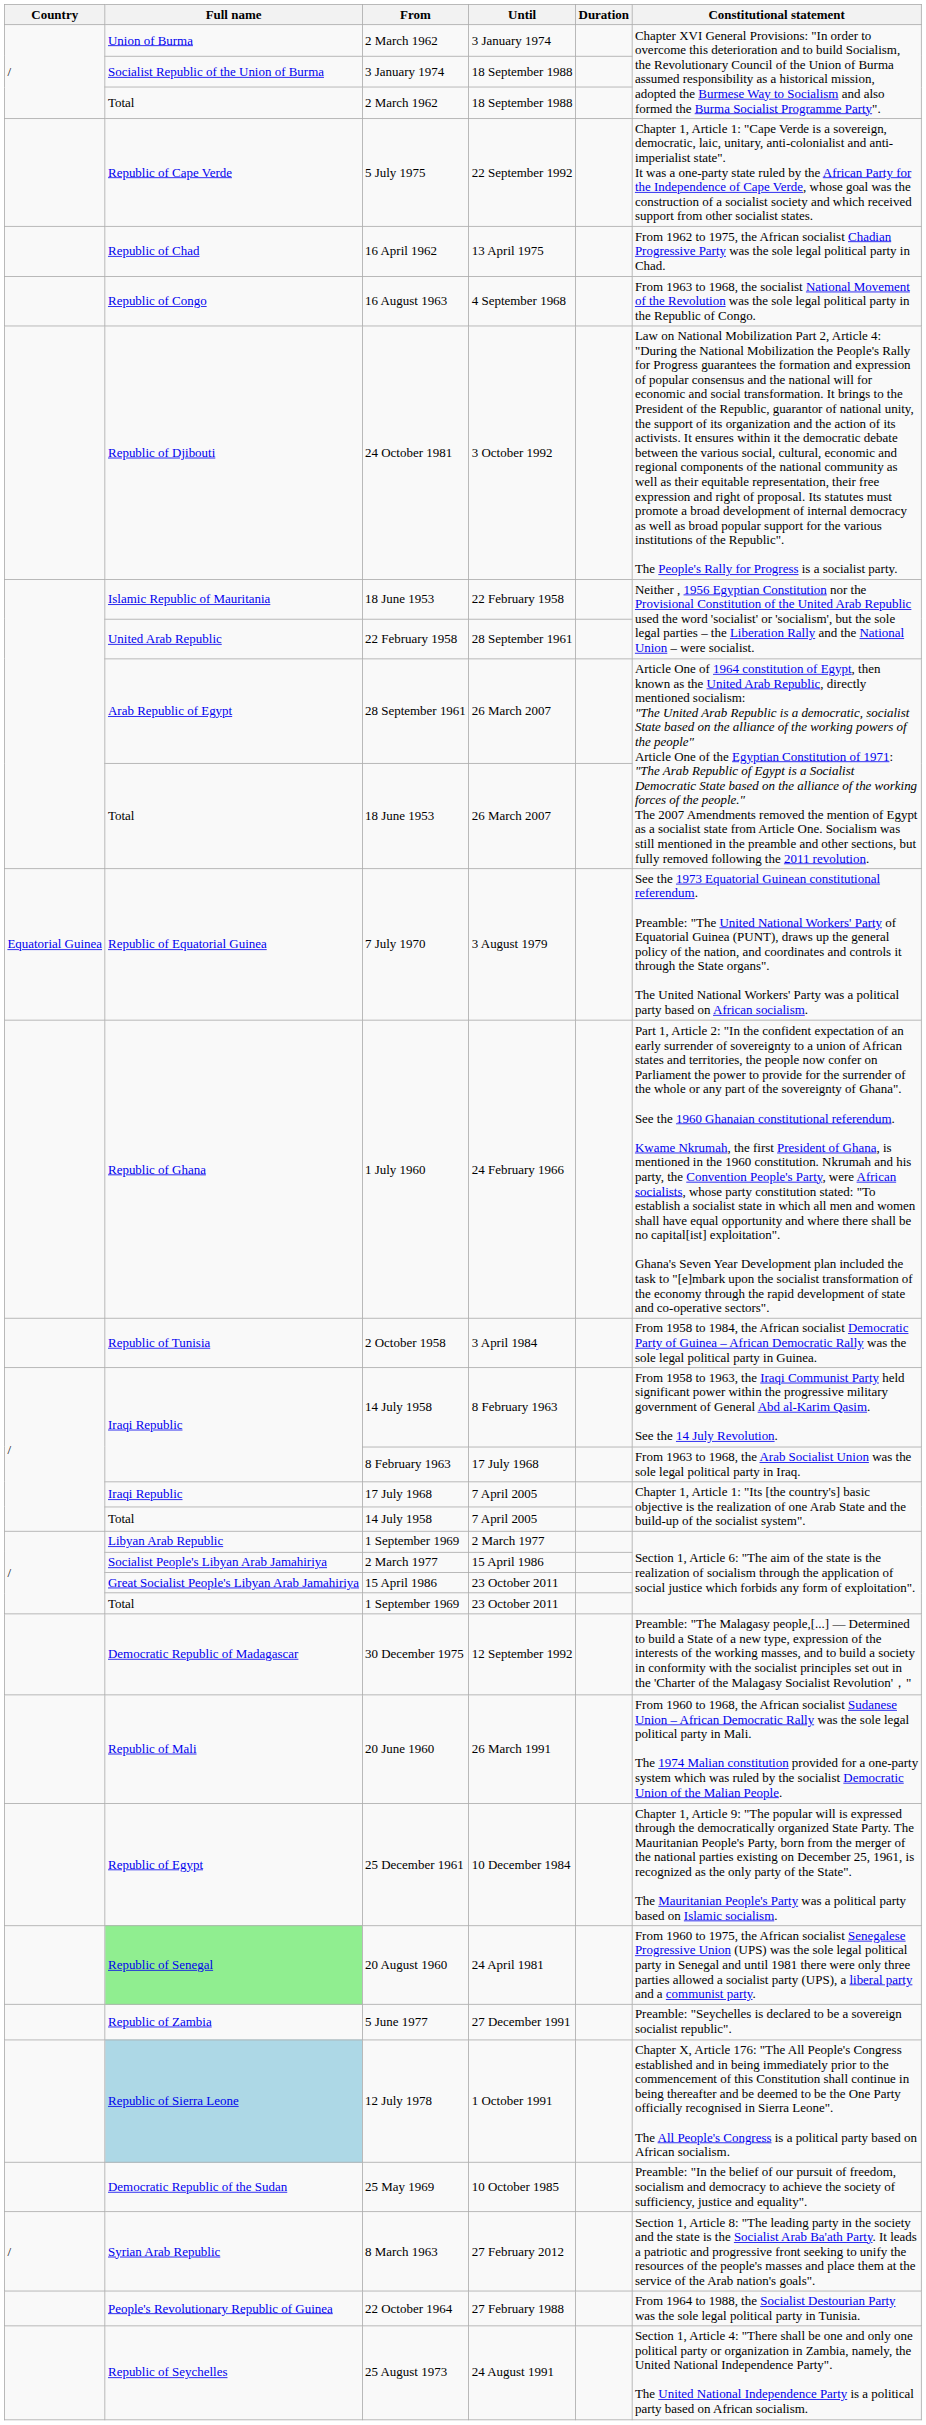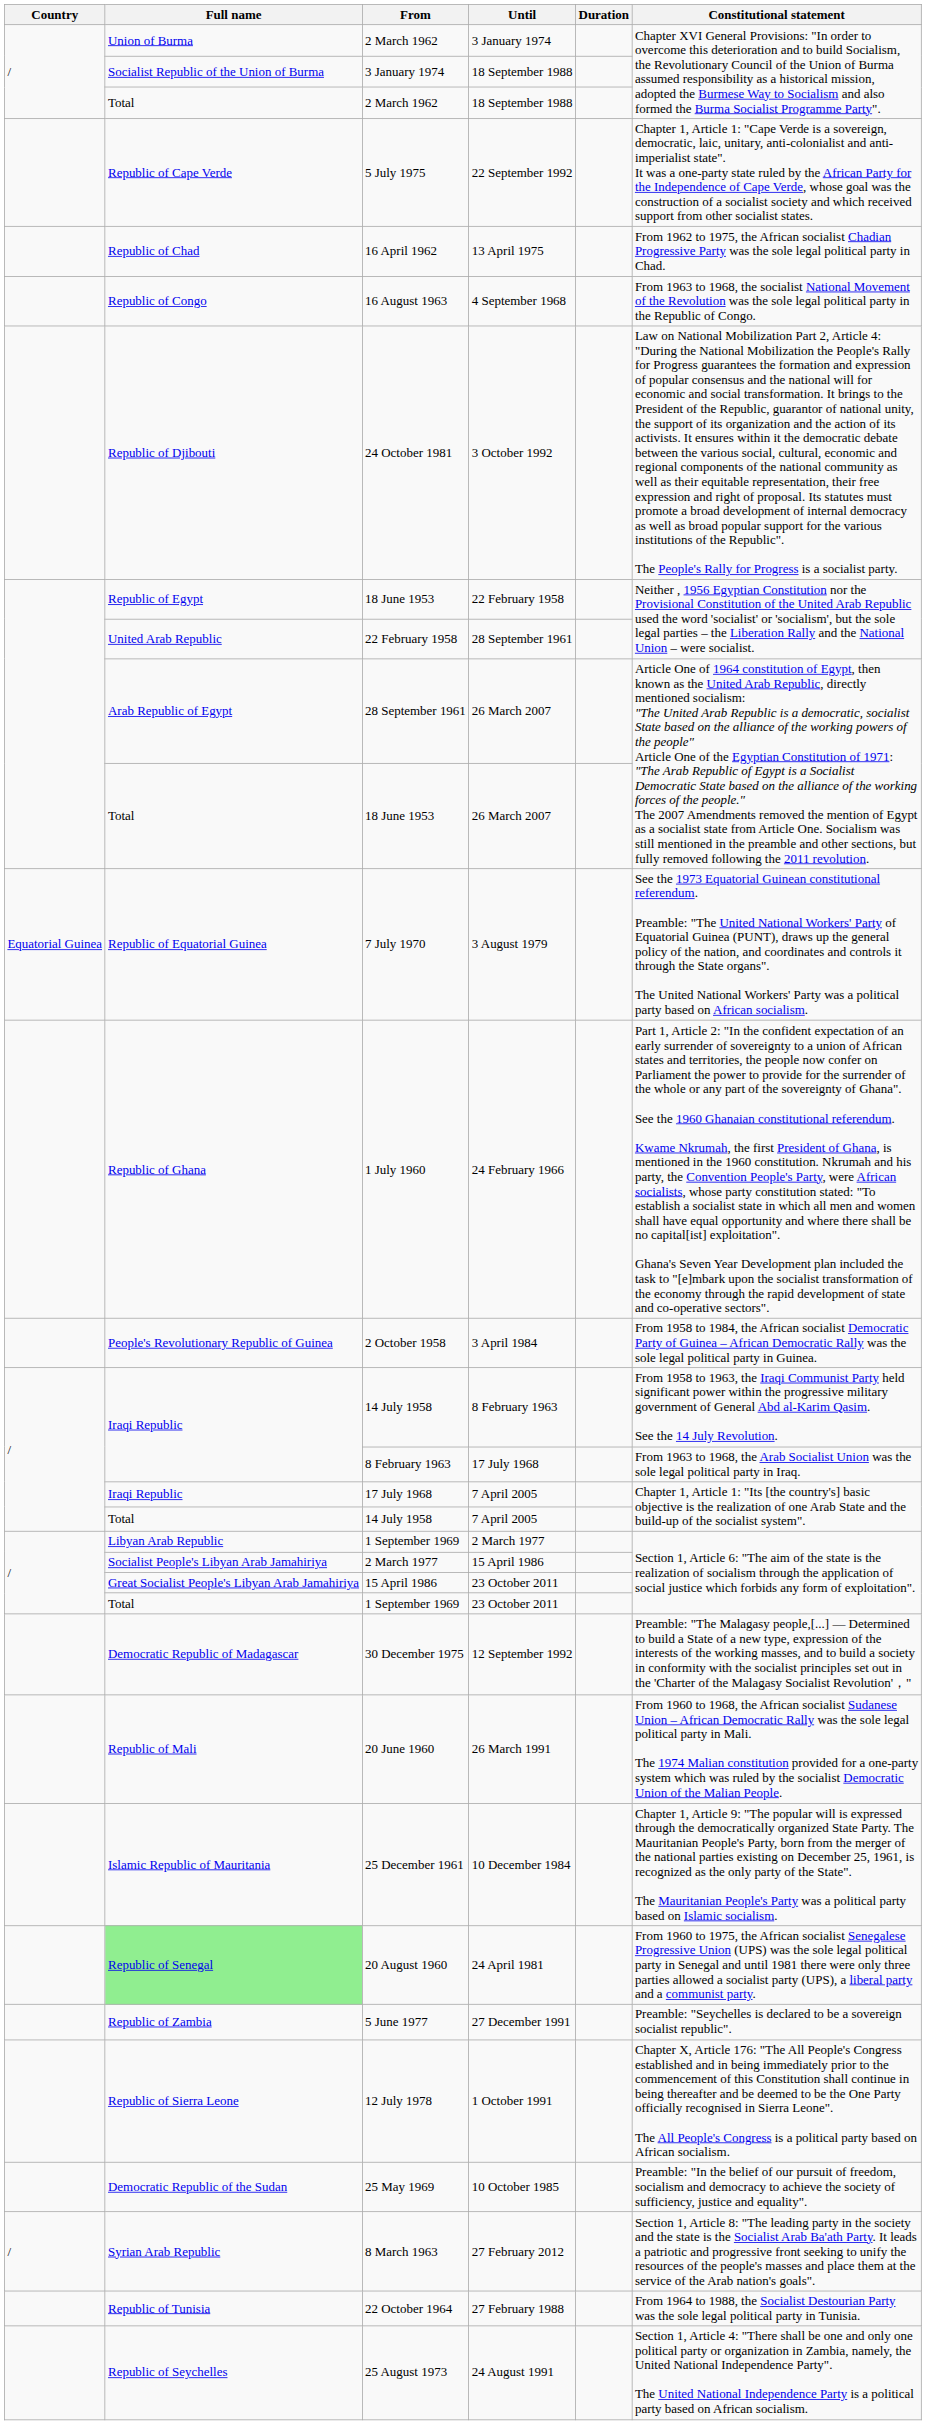(189, 599) Islamic Republic of Mauritania -> (156, 599) Republic of Egypt
(159, 1342) Republic of Tunisia -> (220, 1342) People's Revolutionary Republic of Guinea
(156, 1864) Republic of Egypt -> (189, 1864) Islamic Republic of Mauritania
(173, 2101) lightblue background -> (173, 2101) no background
(220, 2308) People's Revolutionary Republic of Guinea -> (159, 2308) Republic of Tunisia
